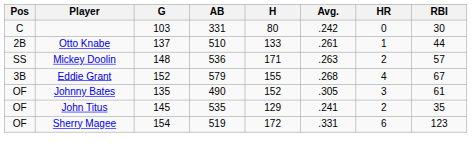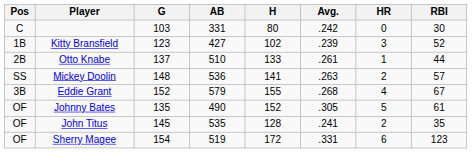+ row: (85, 44)
(273, 60) 171 -> (273, 76) 141
(384, 92) 3 -> (384, 108) 5
(273, 108) 129 -> (273, 124) 128
